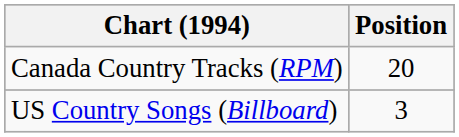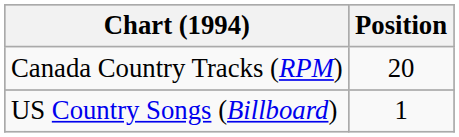(401, 110) 3 -> (401, 110) 1
